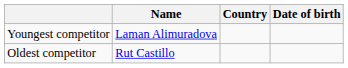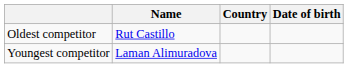rows swapped: (58, 33) <-> (52, 53)
